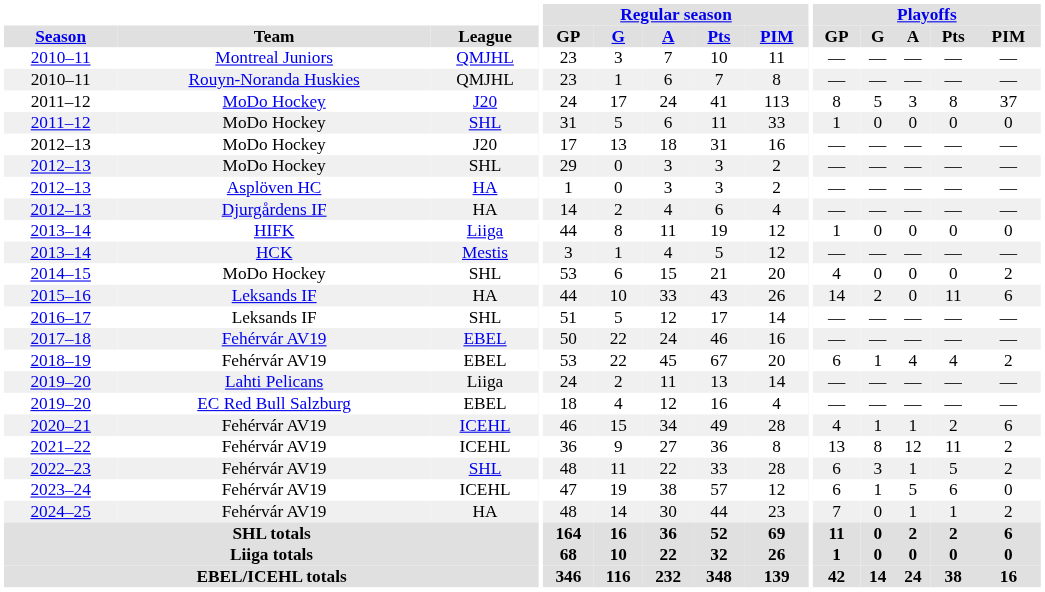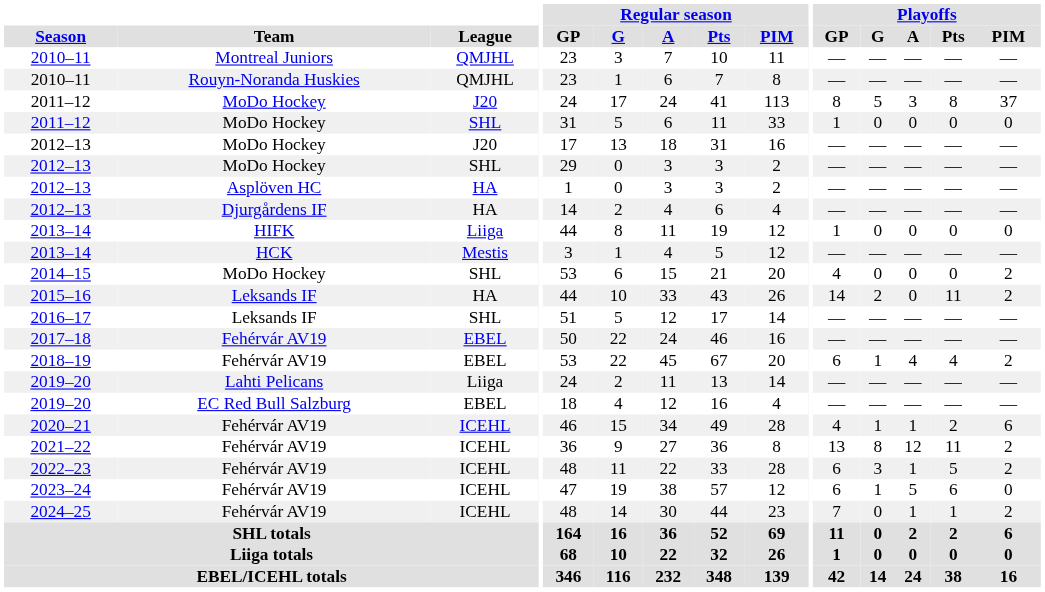(1008, 295) 6 -> (1008, 295) 2
(485, 468) SHL -> (485, 468) ICEHL
(485, 511) HA -> (485, 511) ICEHL
